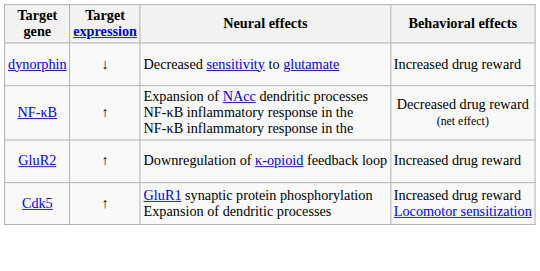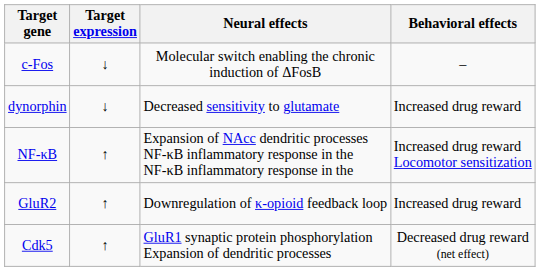+ row: (37, 64)
(463, 112) Decreased drug reward (net effect) -> (463, 154) Increased drug reward Locomotor sensitization
(463, 203) Increased drug reward Locomotor sensitization -> (463, 245) Decreased drug reward (net effect)
